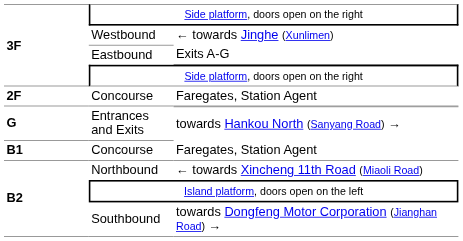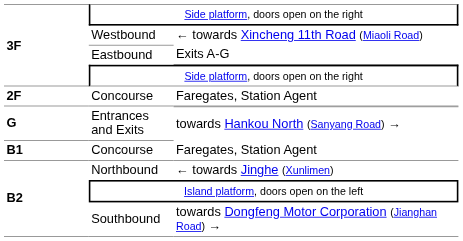(255, 35) ← towards Jinghe (Xunlimen) -> (299, 35) ← towards Xincheng 11th Road (Miaoli Road)
(299, 170) ← towards Xincheng 11th Road (Miaoli Road) -> (255, 170) ← towards Jinghe (Xunlimen)
